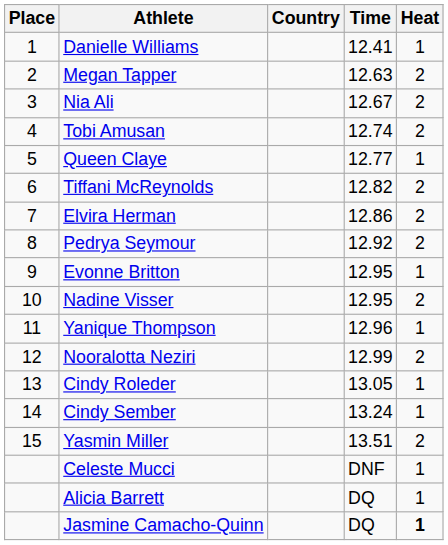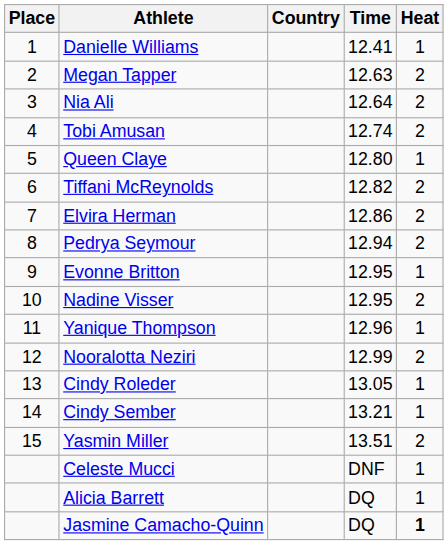(370, 103) 12.67 -> (370, 103) 12.64
(370, 159) 12.77 -> (370, 159) 12.80
(370, 243) 12.92 -> (370, 243) 12.94
(370, 412) 13.24 -> (370, 412) 13.21
